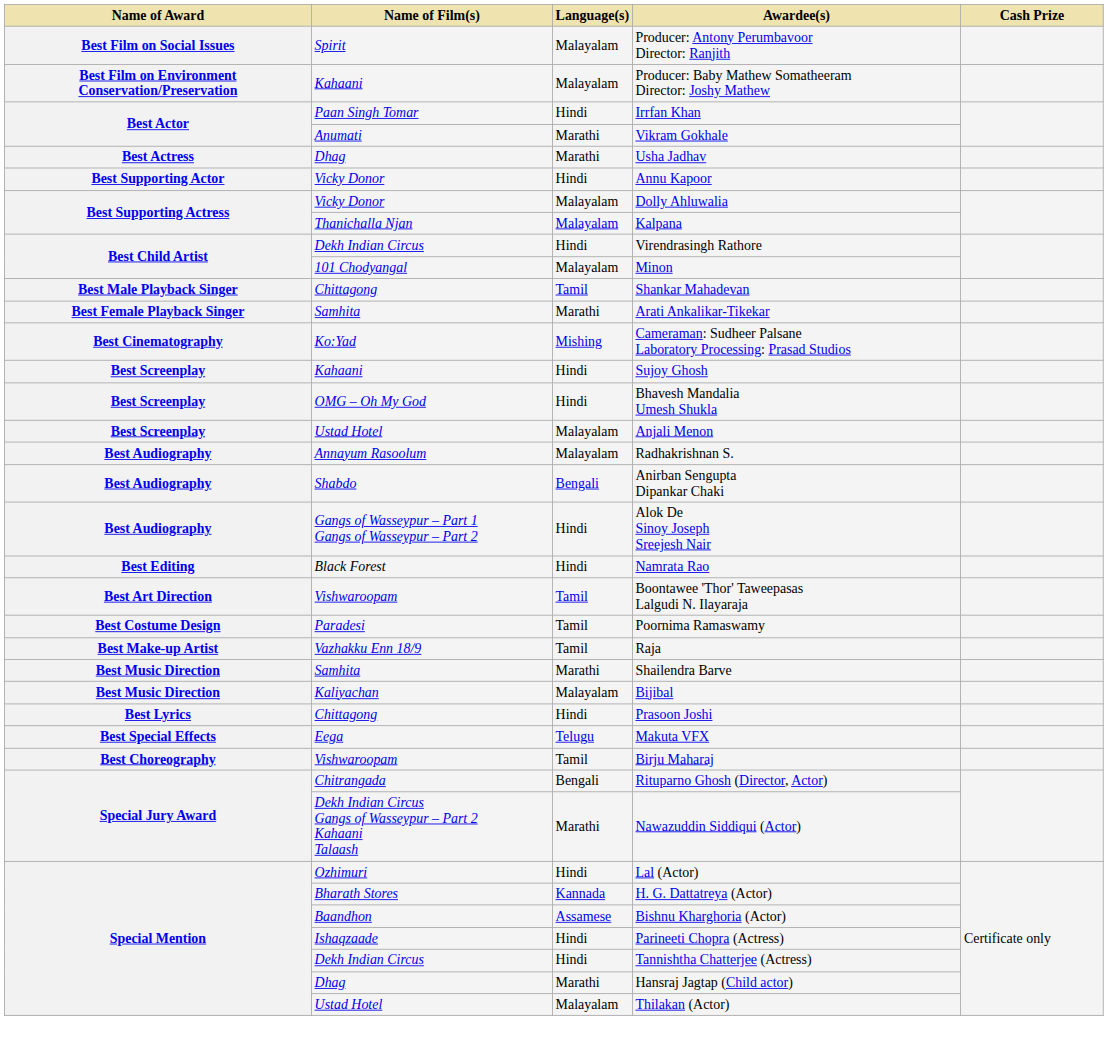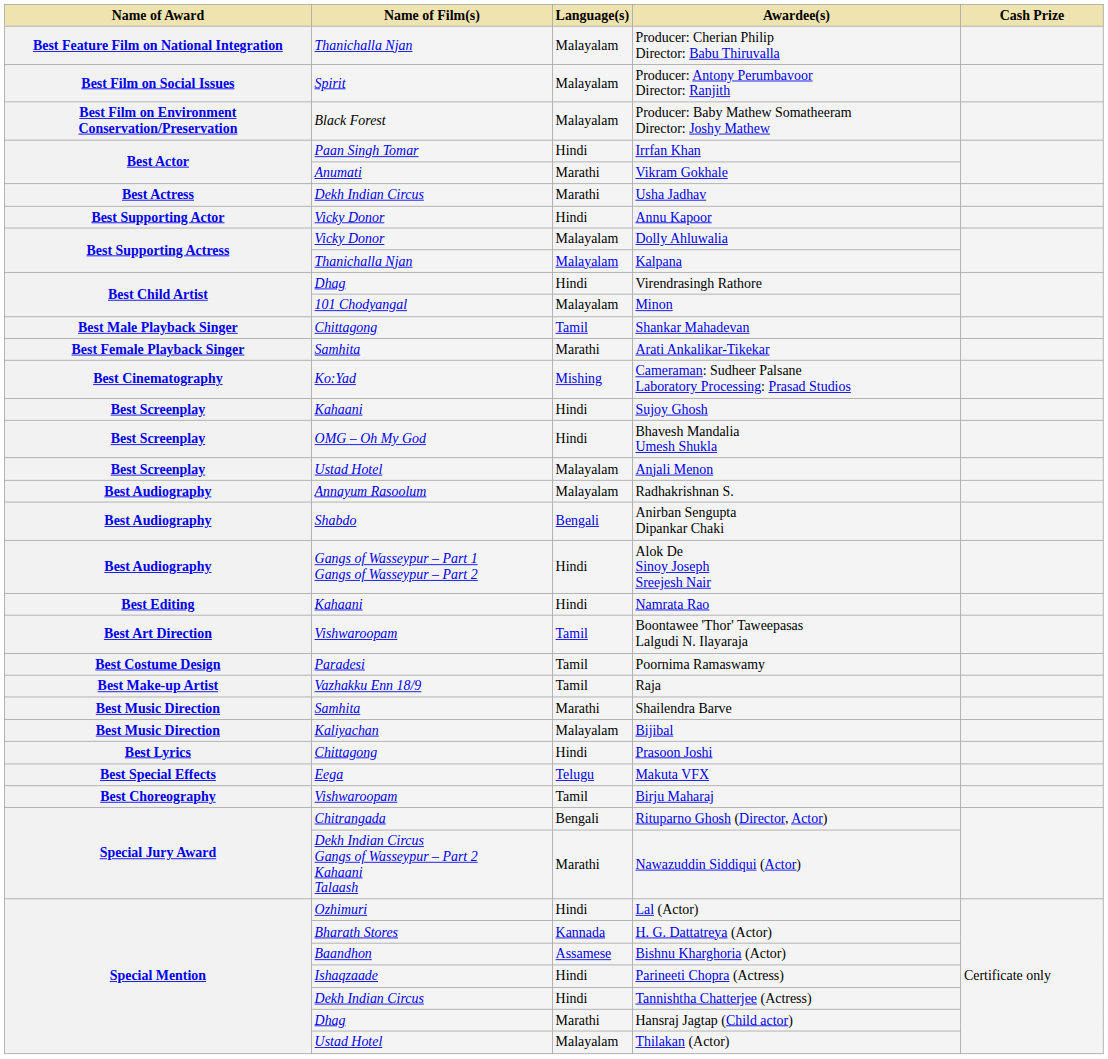+ row: (708, 45)
(339, 83) Kahaani -> (350, 120) Black Forest
(330, 157) Dhag -> (369, 194) Dekh Indian Circus
(369, 245) Dekh Indian Circus -> (330, 283) Dhag
(350, 566) Black Forest -> (339, 604) Kahaani
